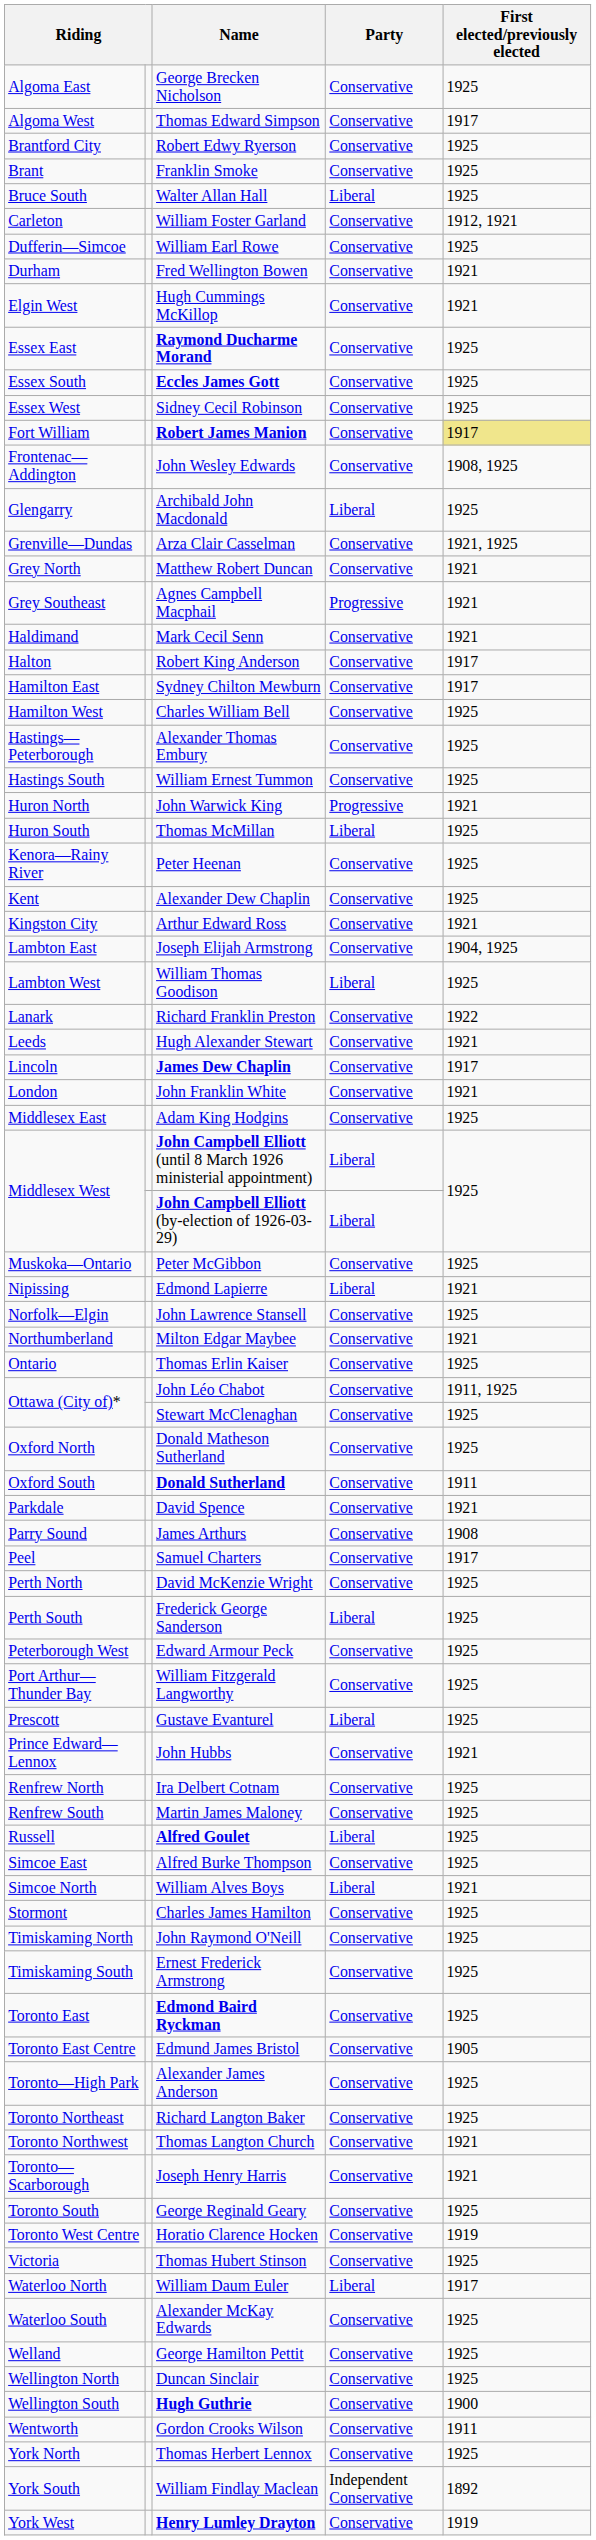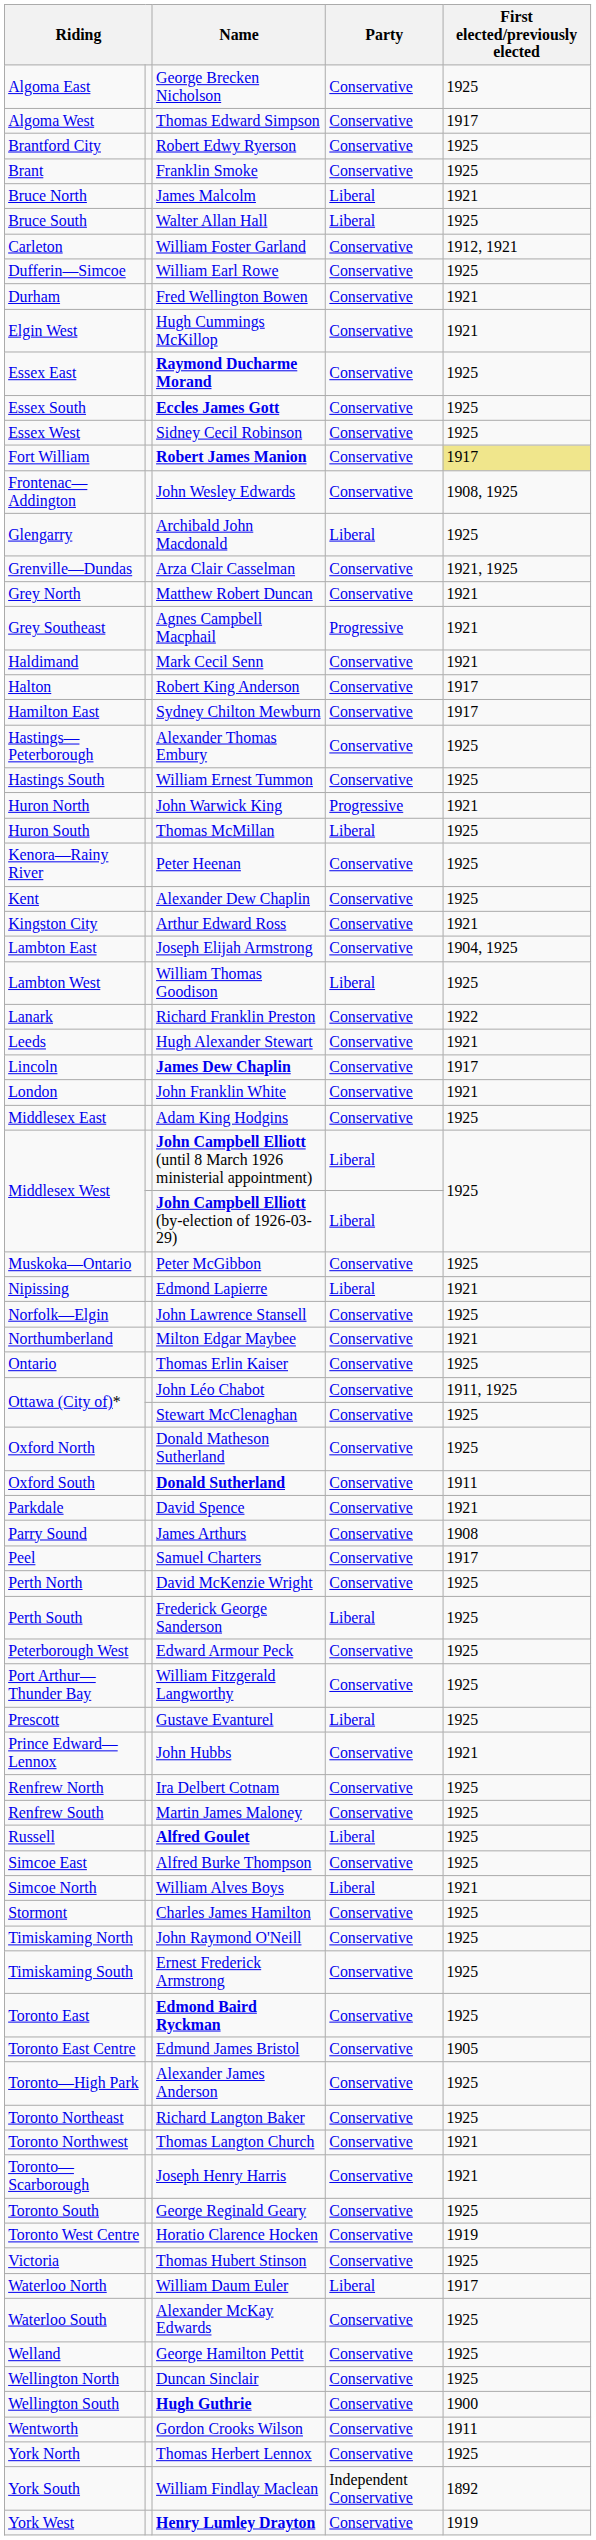+ row: (206, 196)
- row: (223, 712)
